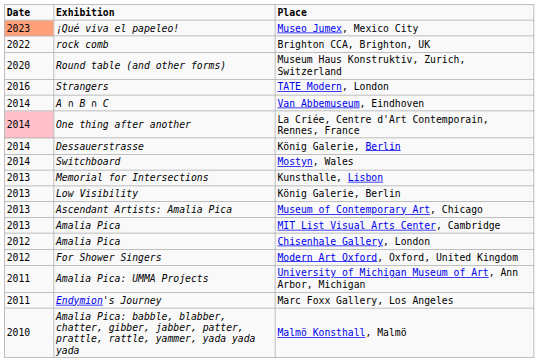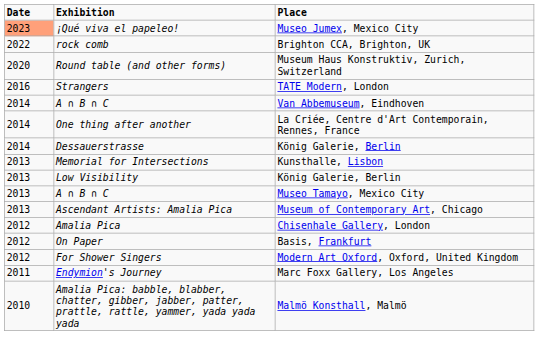(18, 125) pink background -> (18, 125) no background
- row: (88, 162)
+ row: (82, 194)
- row: (88, 226)
+ row: (79, 241)
- row: (132, 279)
